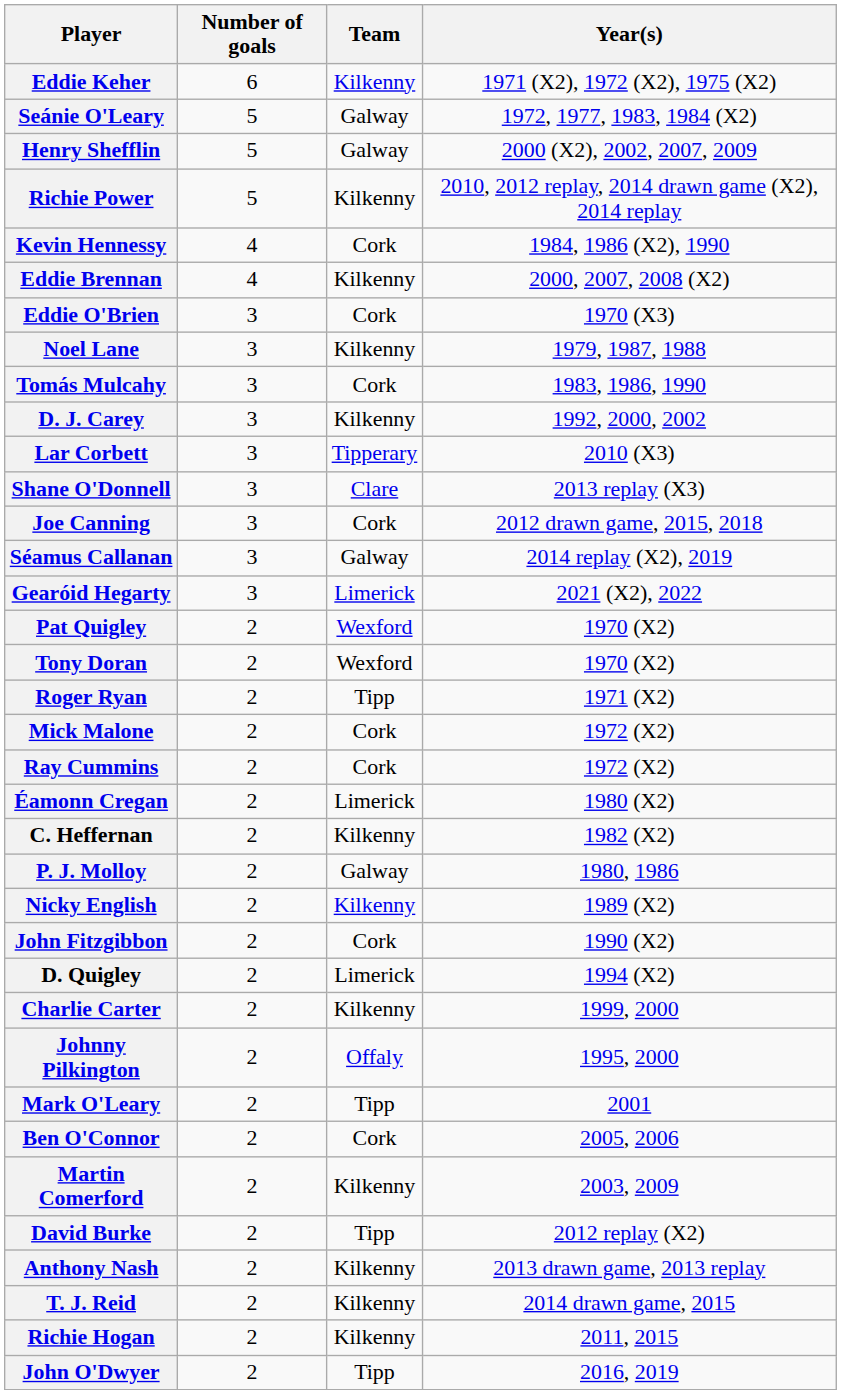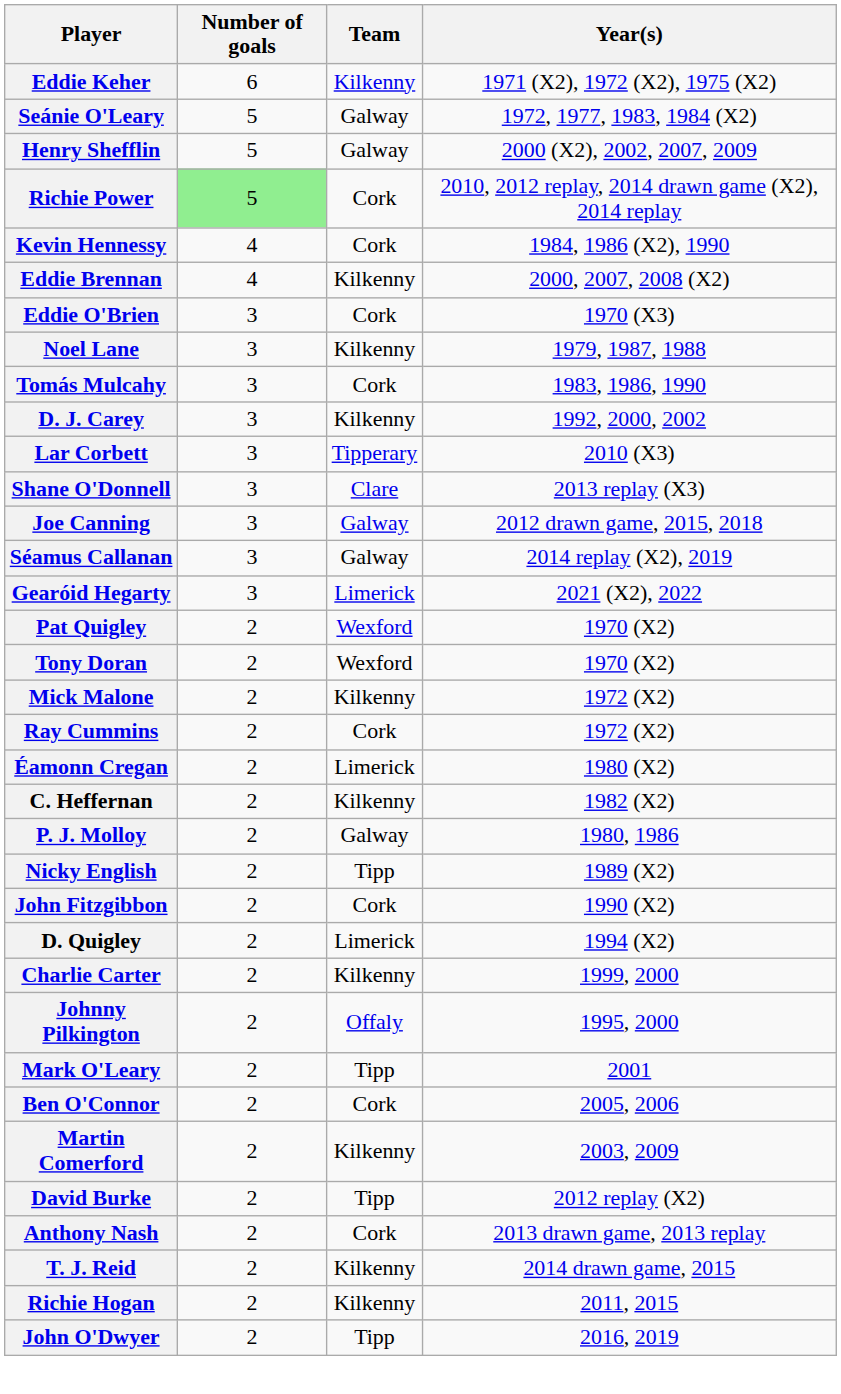(252, 197) no background -> (252, 197) lightgreen background
(374, 197) Kilkenny -> (374, 197) Cork
(374, 523) Cork -> (374, 523) Galway
- row: (91, 696)
(374, 731) Cork -> (374, 696) Kilkenny
(374, 905) Kilkenny -> (374, 870) Tipp
(374, 1267) Kilkenny -> (374, 1232) Cork
